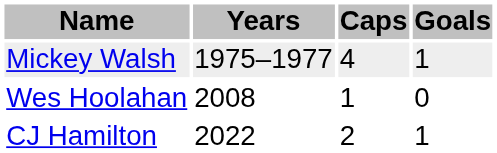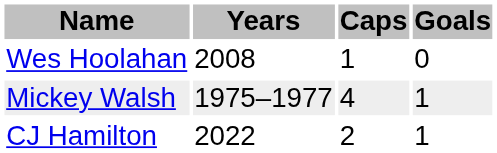rows swapped: (91, 59) <-> (97, 97)
